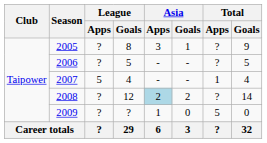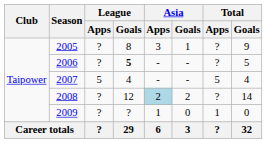(129, 63) normal -> (129, 63) bold
(217, 79) 1 -> (217, 79) 5
(217, 113) 5 -> (217, 113) 1
